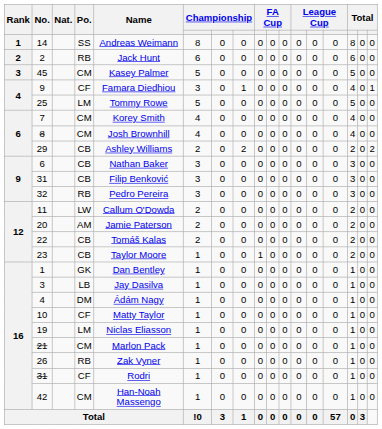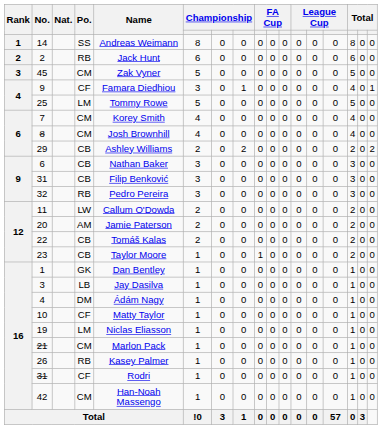(139, 73) Kasey Palmer -> (139, 73) Zak Vyner
(139, 361) Zak Vyner -> (139, 361) Kasey Palmer
